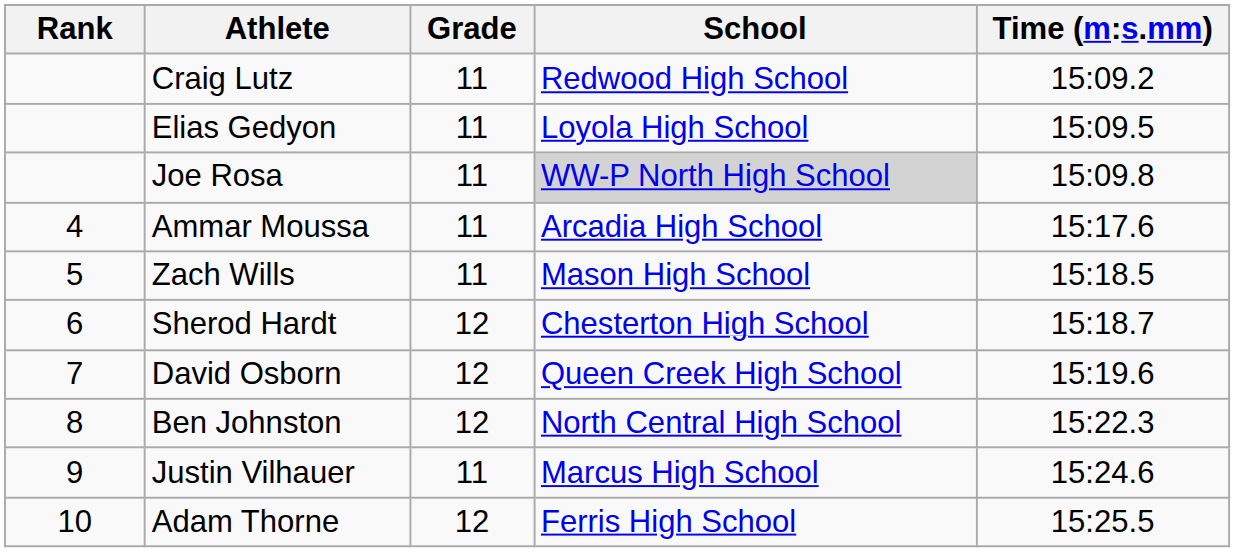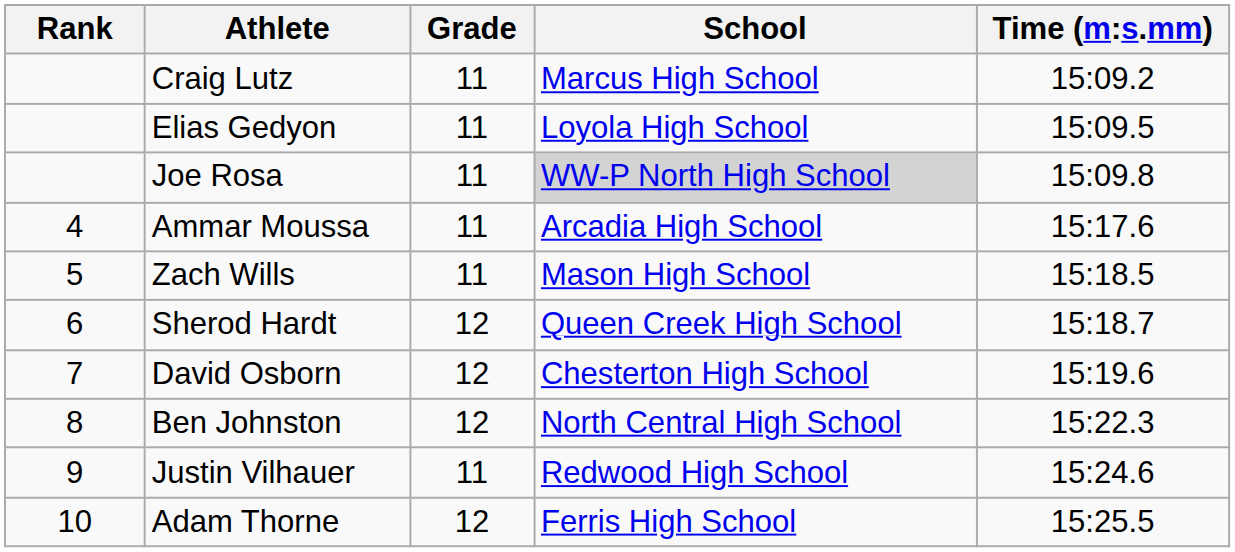(695, 78) Redwood High School -> (680, 78) Marcus High School
(705, 324) Chesterton High School -> (721, 324) Queen Creek High School
(721, 373) Queen Creek High School -> (705, 373) Chesterton High School
(680, 472) Marcus High School -> (695, 472) Redwood High School
